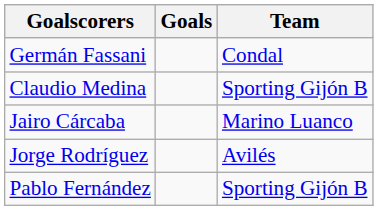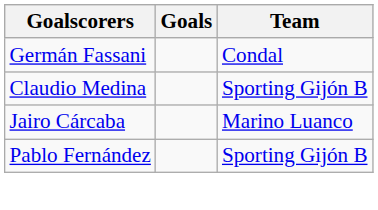- row: (79, 155)
